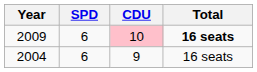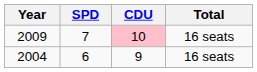(84, 36) 6 -> (85, 36) 7
(208, 36) bold -> (209, 36) normal
